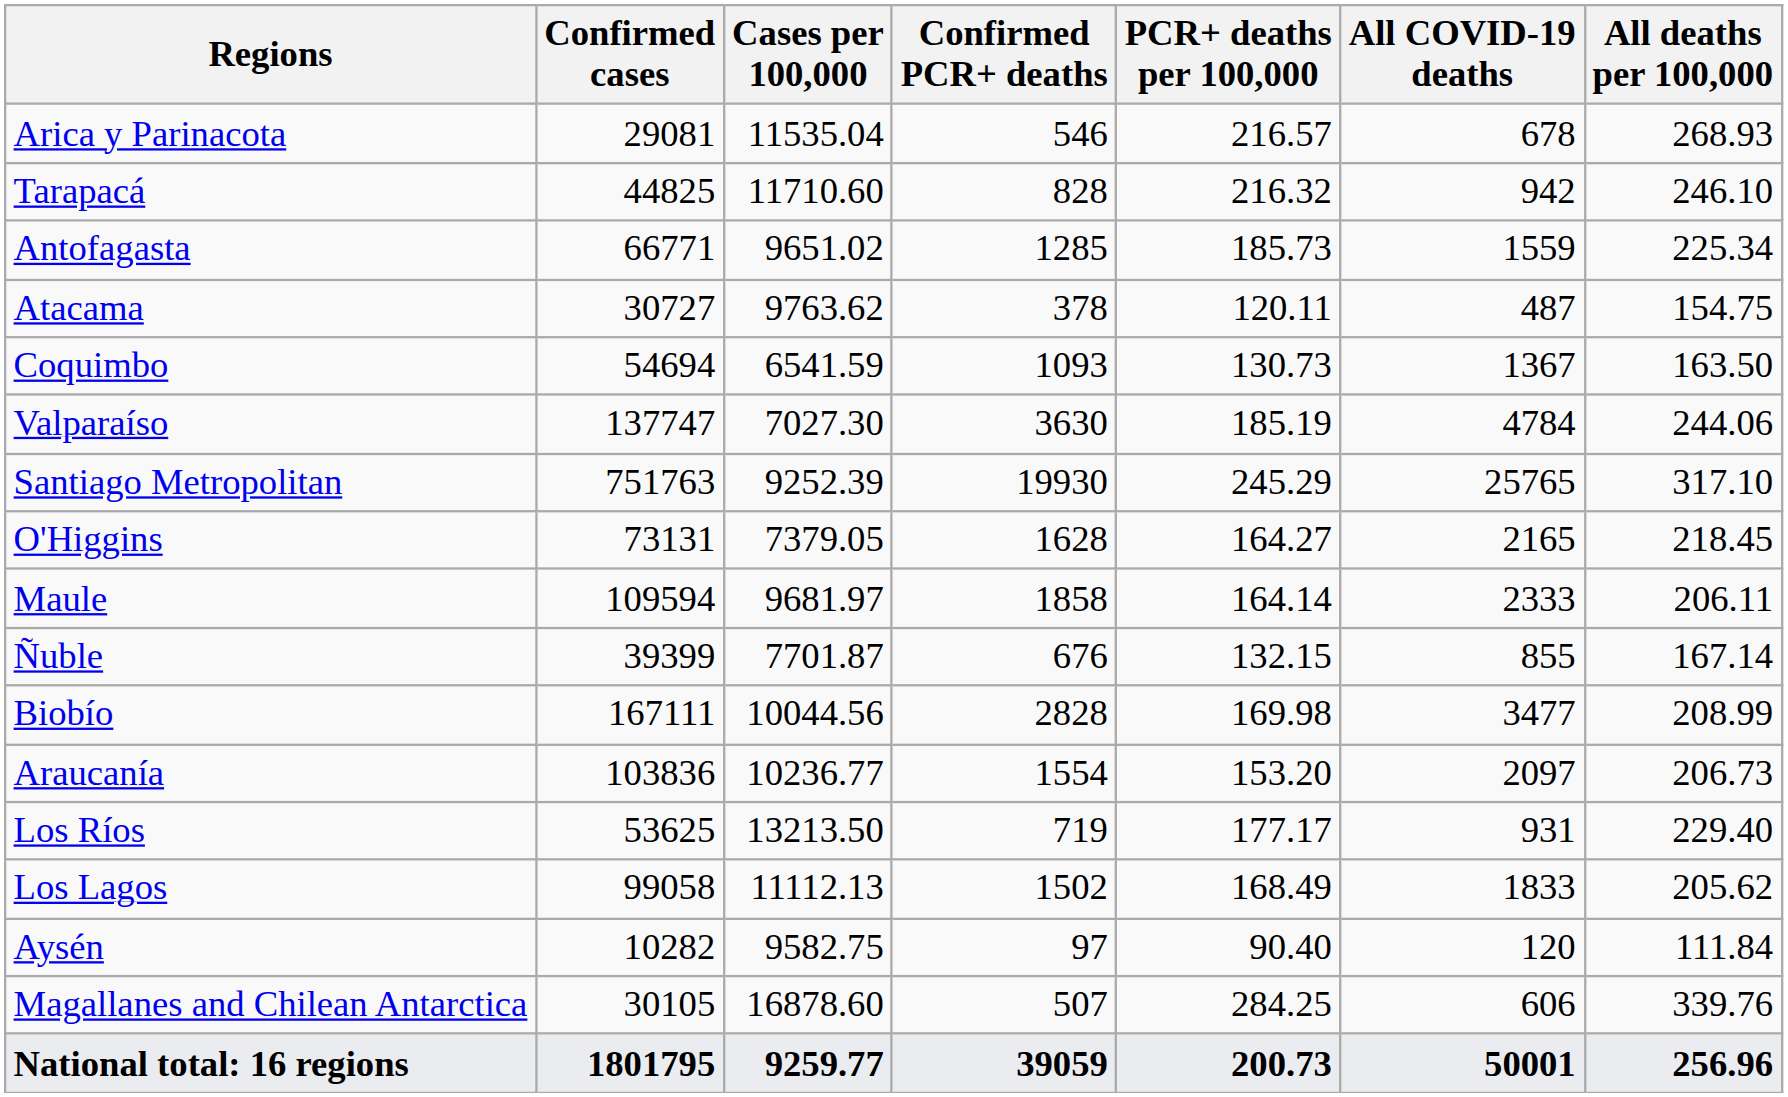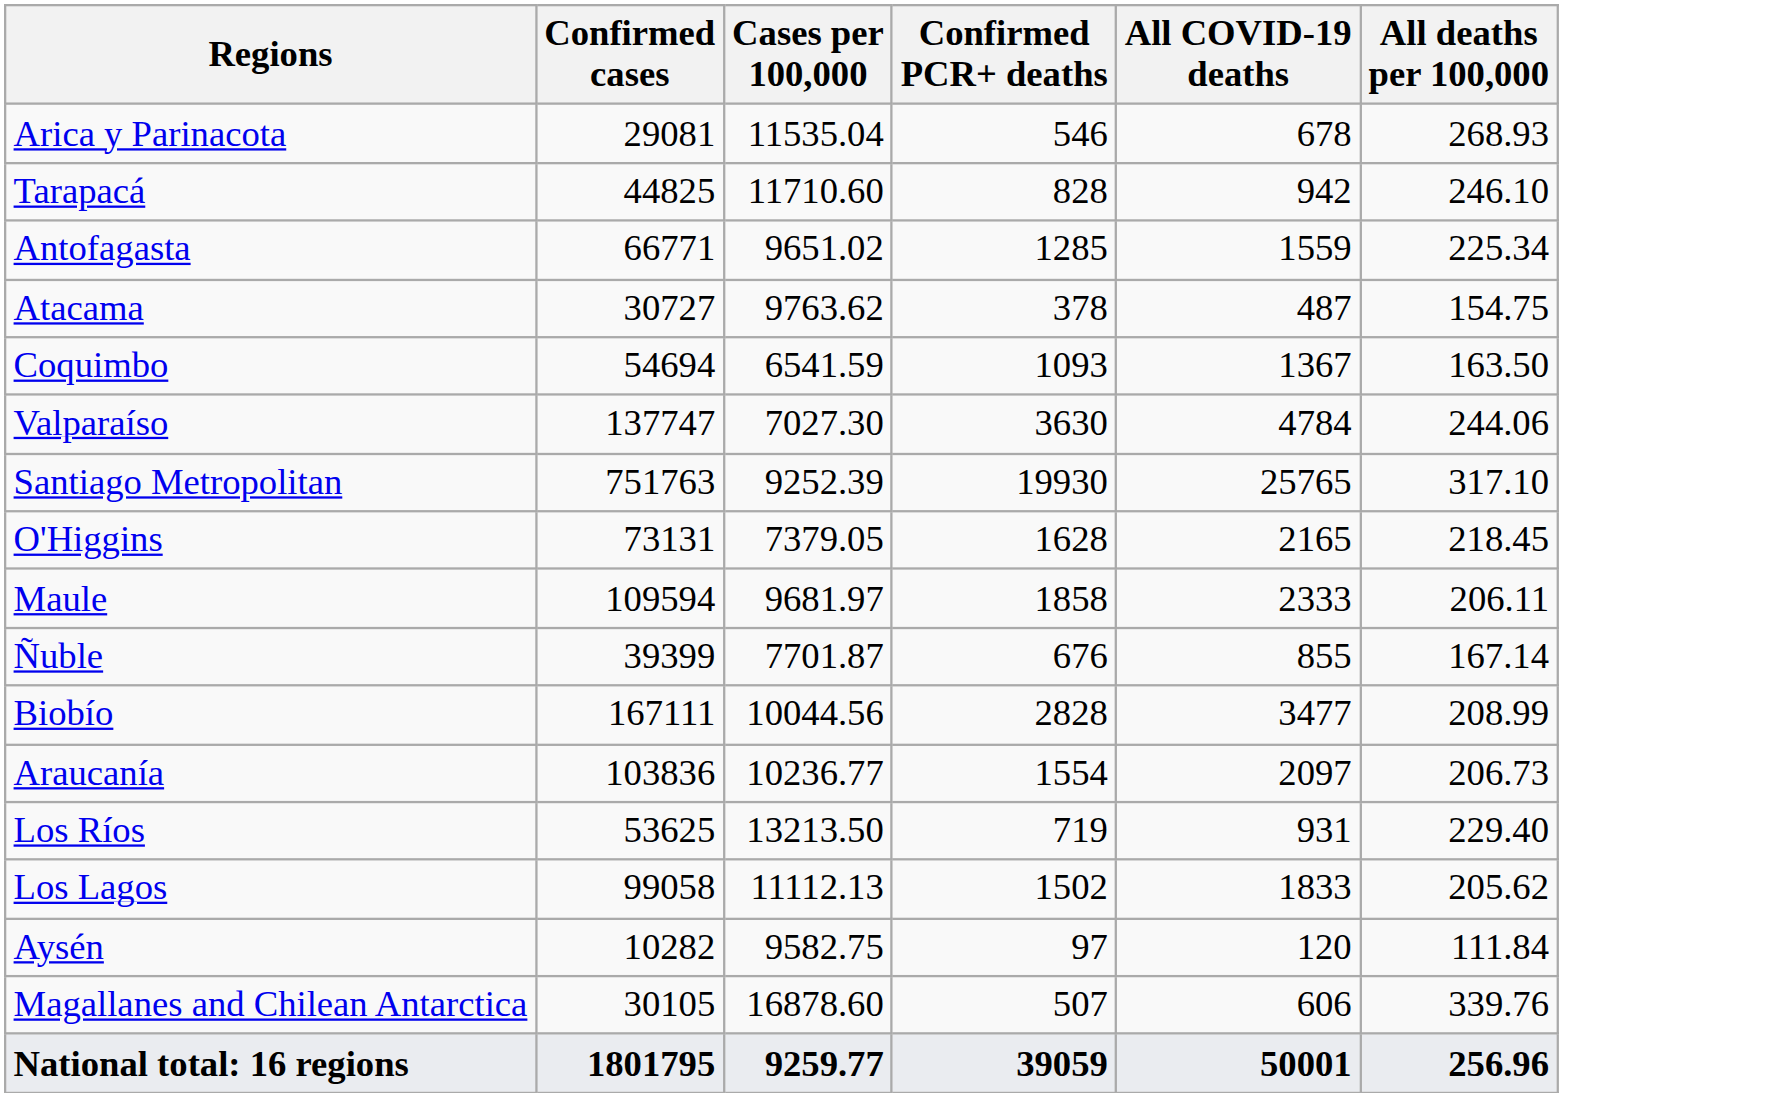- column: (1228, 54)
